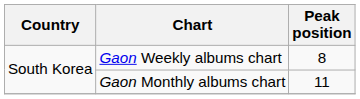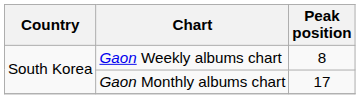(322, 81) 11 -> (322, 81) 17
